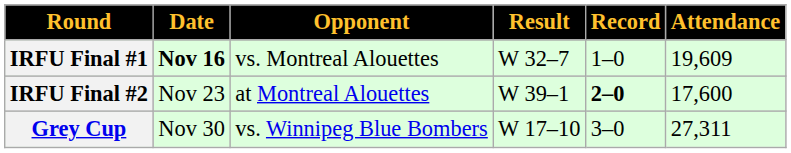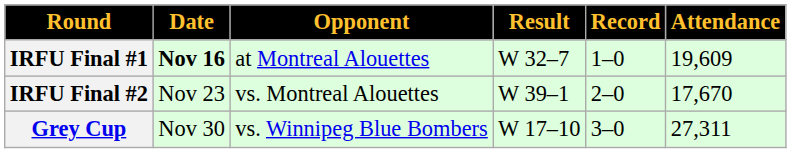(337, 57) vs. Montreal Alouettes -> (332, 57) at Montreal Alouettes
(332, 93) at Montreal Alouettes -> (337, 93) vs. Montreal Alouettes
(608, 93) bold -> (608, 93) normal
(702, 93) 17,600 -> (702, 93) 17,670
